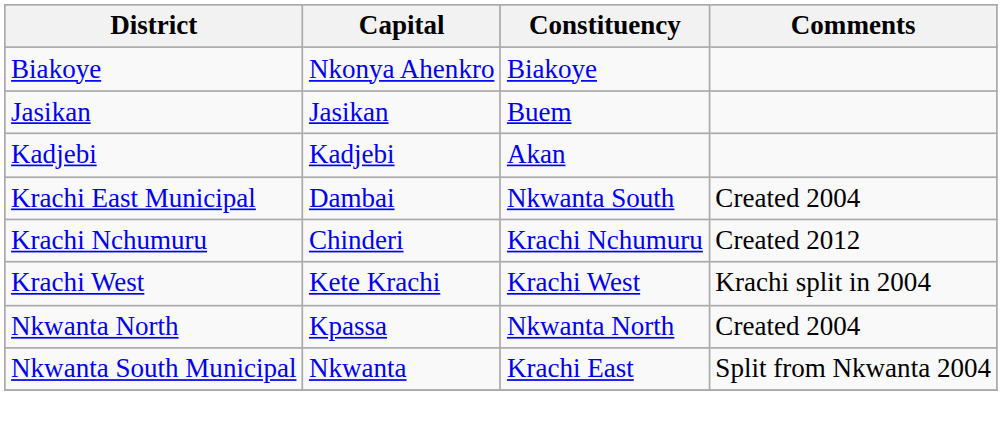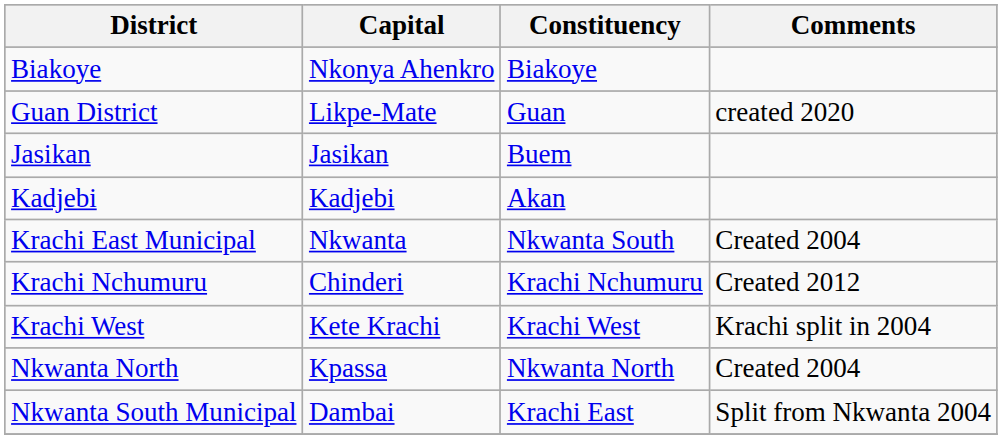+ row: (84, 111)
(352, 197) Dambai -> (358, 240) Nkwanta
(358, 369) Nkwanta -> (352, 411) Dambai
